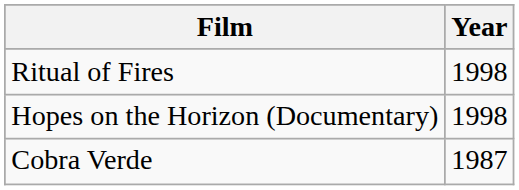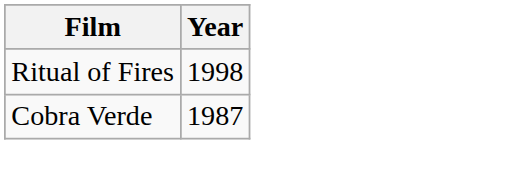- row: (225, 116)
